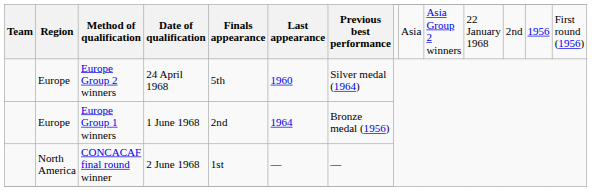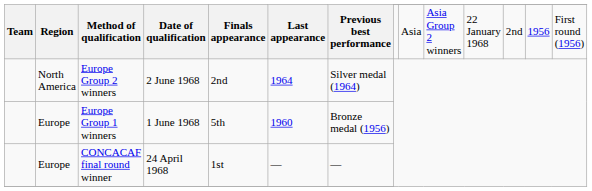(54, 80) Europe -> (57, 80) North America
(165, 80) 24 April 1968 -> (173, 80) 2 June 1968
(218, 80) 5th -> (219, 80) 2nd
(282, 80) 1960 -> (282, 80) 1964
(219, 122) 2nd -> (218, 122) 5th
(282, 122) 1964 -> (282, 122) 1960
(57, 165) North America -> (54, 165) Europe
(173, 165) 2 June 1968 -> (165, 165) 24 April 1968
